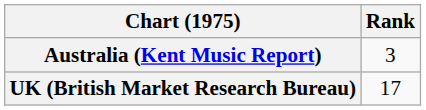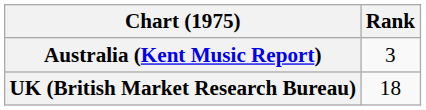(390, 88) 17 -> (390, 88) 18
